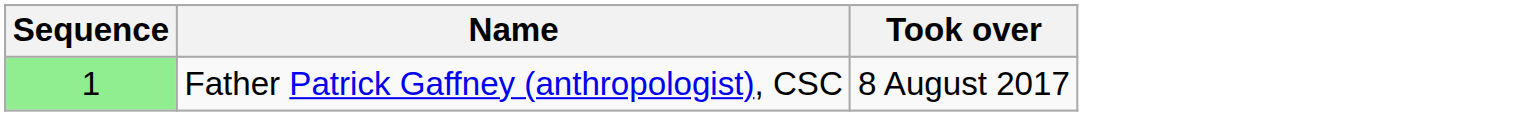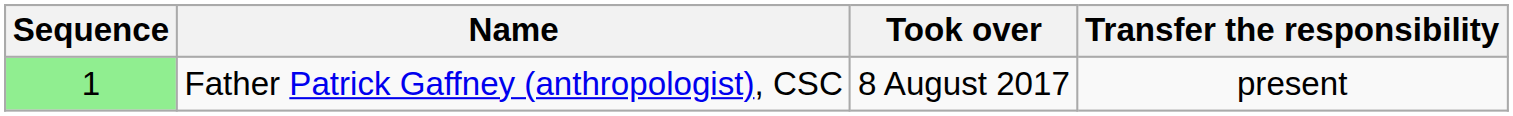+ column: (1292, 30)
